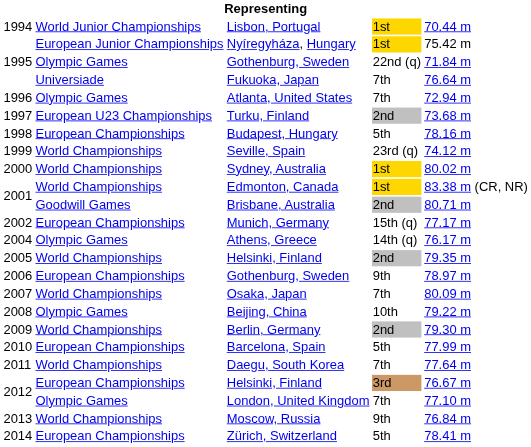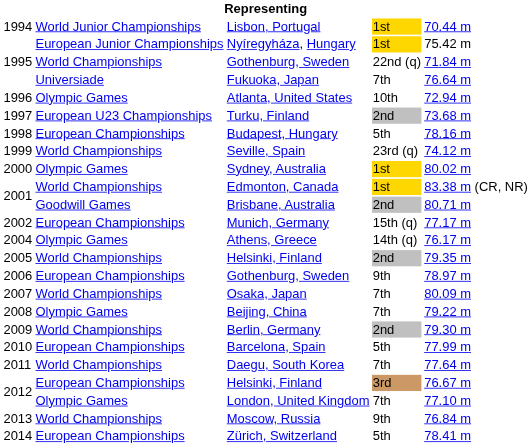(82, 62) Olympic Games -> (99, 62) World Championships
(382, 97) 7th -> (385, 97) 10th
(99, 169) World Championships -> (82, 169) Olympic Games
(385, 311) 10th -> (382, 311) 7th
